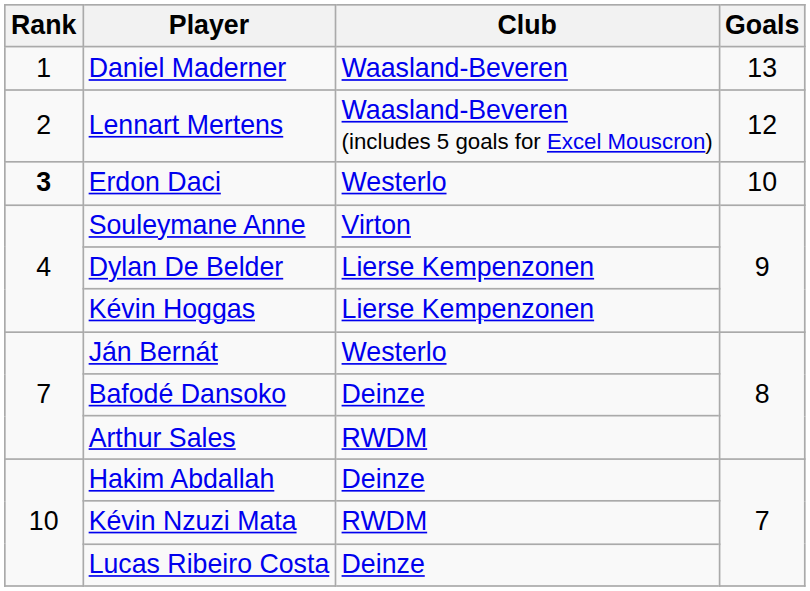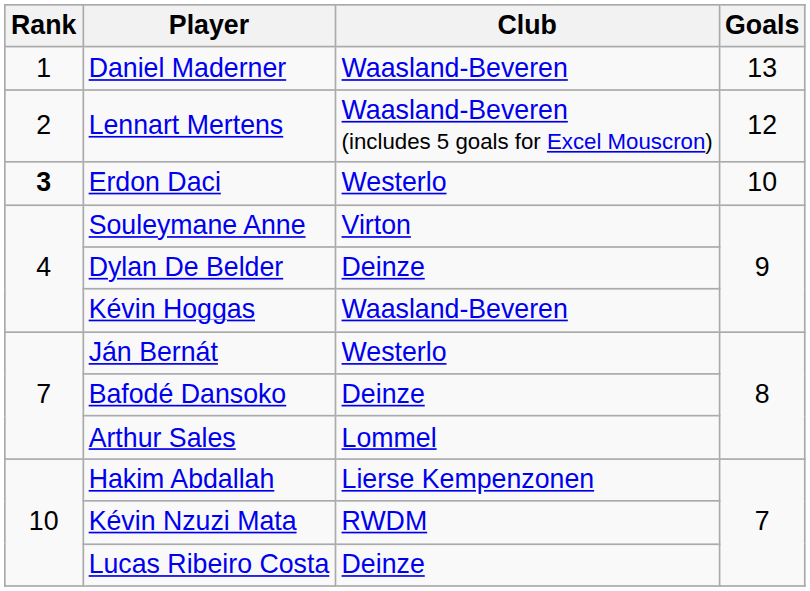(468, 267) Lierse Kempenzonen -> (383, 267) Deinze
(468, 310) Lierse Kempenzonen -> (455, 310) Waasland-Beveren
(384, 437) RWDM -> (389, 437) Lommel
(383, 479) Deinze -> (468, 479) Lierse Kempenzonen
